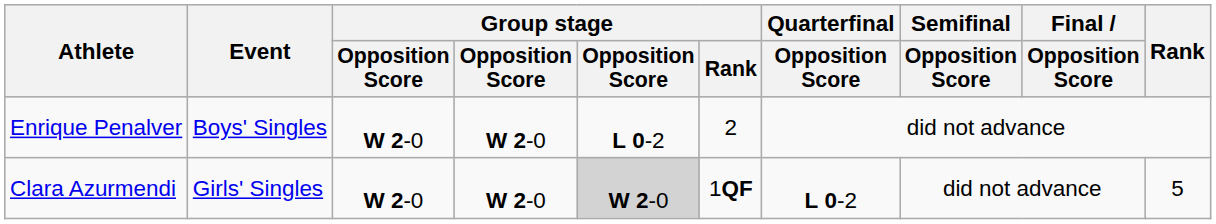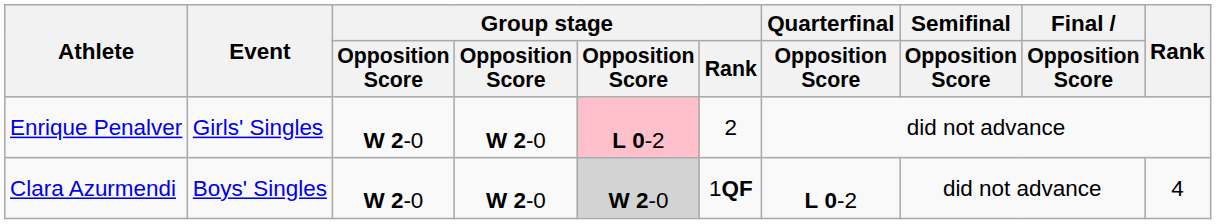(260, 128) Boys' Singles -> (258, 128) Girls' Singles
(638, 140) no background -> (638, 140) pink background
(258, 188) Girls' Singles -> (260, 188) Boys' Singles
(1177, 188) 5 -> (1177, 188) 4
